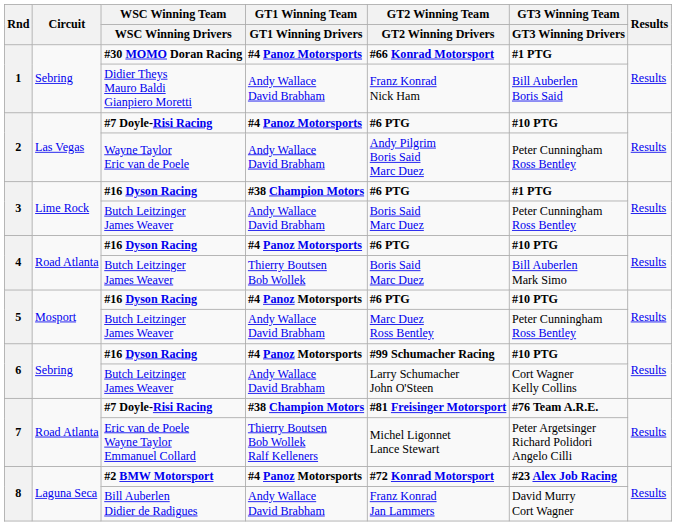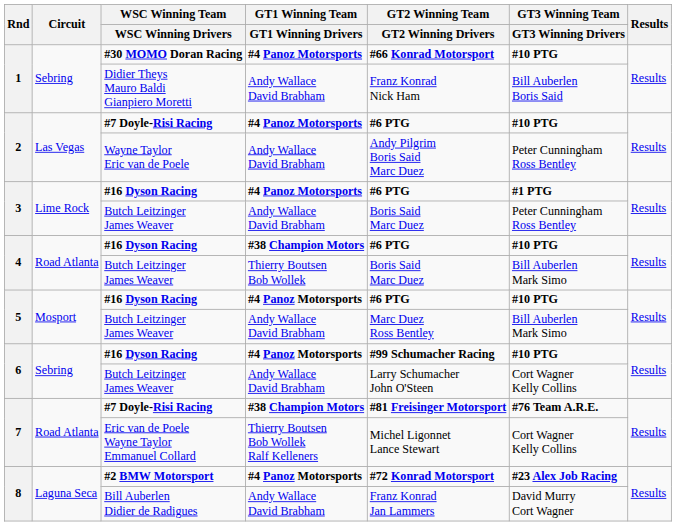(532, 54) #1 PTG -> (535, 54) #10 PTG
(306, 191) #38 Champion Motors -> (305, 191) #4 Panoz Motorsports
(305, 245) #4 Panoz Motorsports -> (306, 245) #38 Champion Motors
(557, 327) Peter Cunningham Ross Bentley -> (545, 327) Bill Auberlen Mark Simo
(554, 442) Peter Argetsinger Richard Polidori Angelo Cilli -> (544, 442) Cort Wagner Kelly Collins
